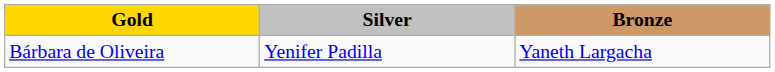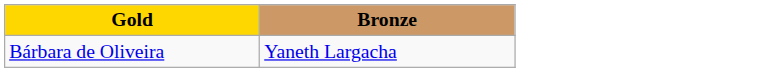- column: (387, 20)
